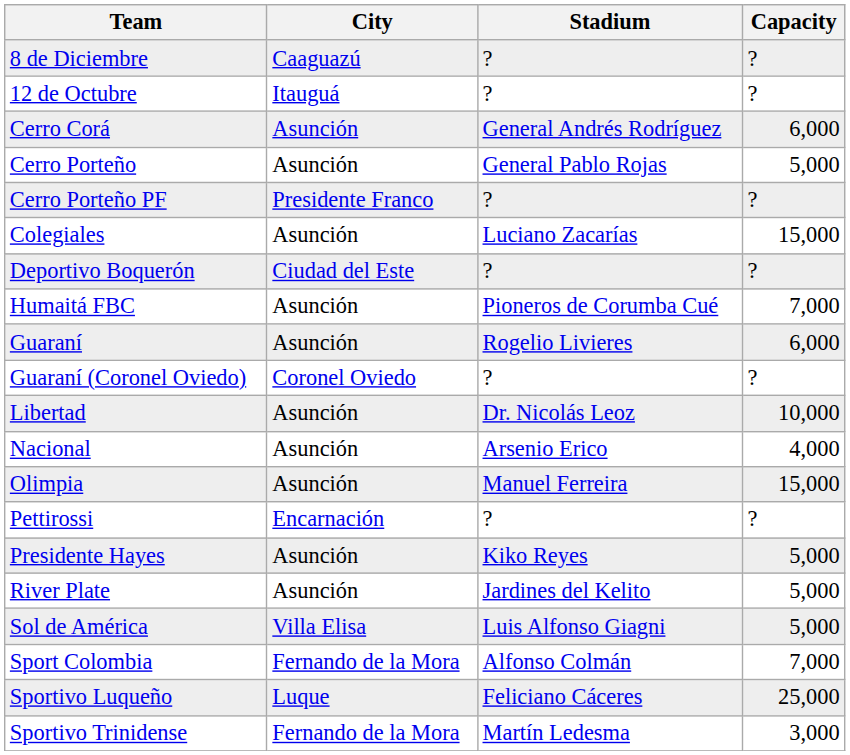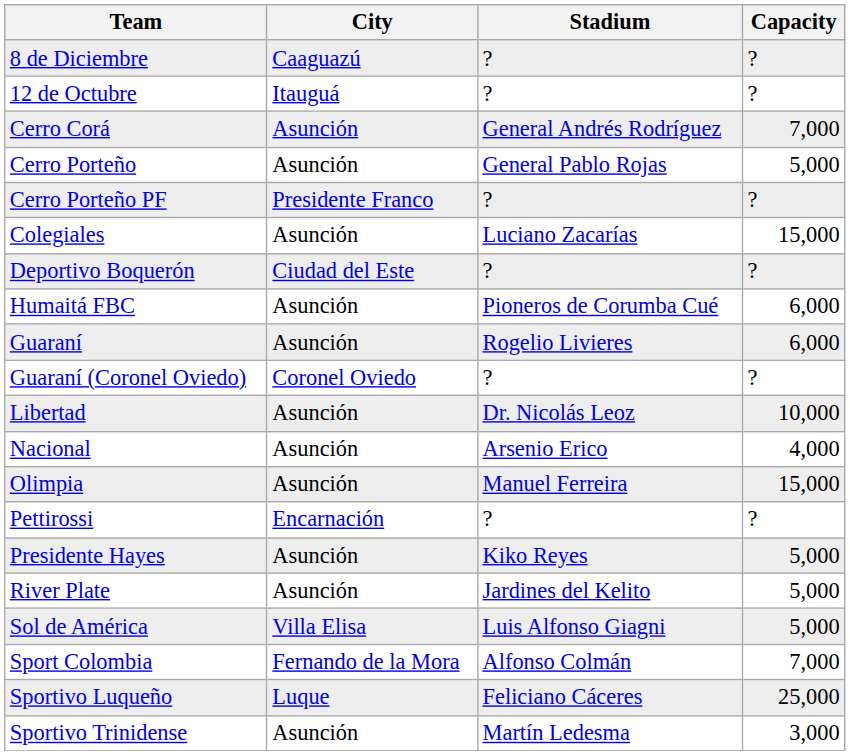(814, 128) 6,000 -> (814, 128) 7,000
(814, 306) 7,000 -> (814, 306) 6,000
(366, 732) Fernando de la Mora -> (315, 732) Asunción
